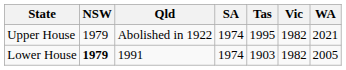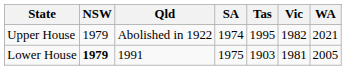(231, 55) 1974 -> (231, 55) 1975
(294, 55) 1982 -> (294, 55) 1981
